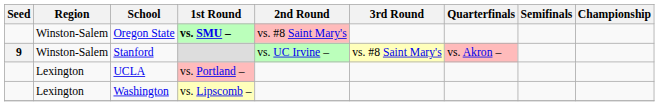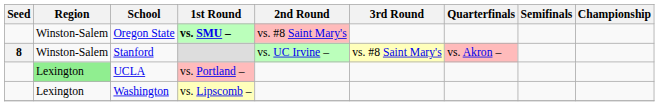(19, 52) 9 -> (19, 52) 8
(60, 72) no background -> (60, 72) lightgreen background
